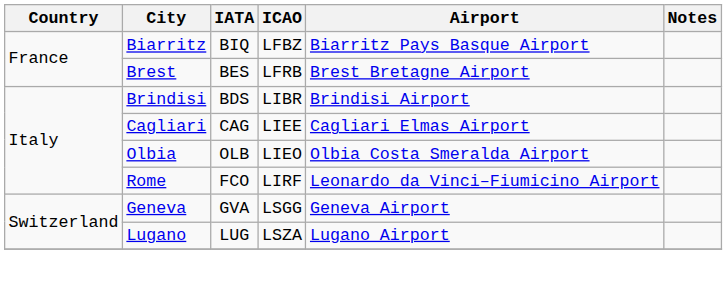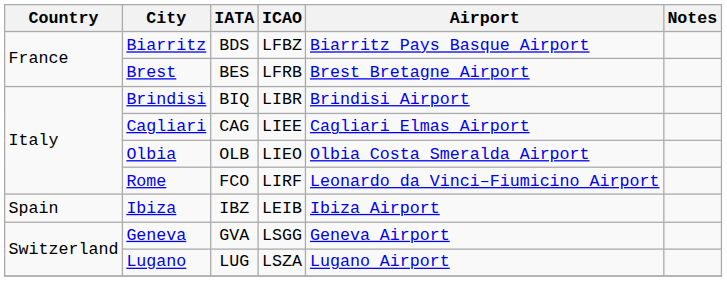(234, 45) BIQ -> (234, 45) BDS
(234, 100) BDS -> (234, 100) BIQ
+ row: (151, 208)
